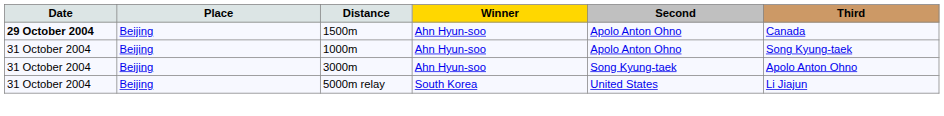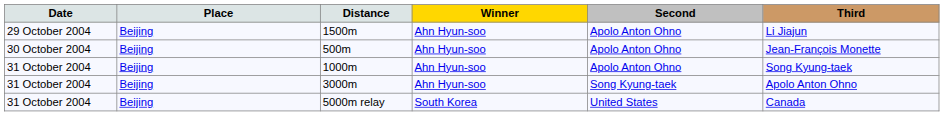(50, 31) bold -> (49, 31) normal
(786, 31) Canada -> (786, 31) Li Jiajun
+ row: (337, 49)
(787, 84) Li Jiajun -> (785, 102) Canada
